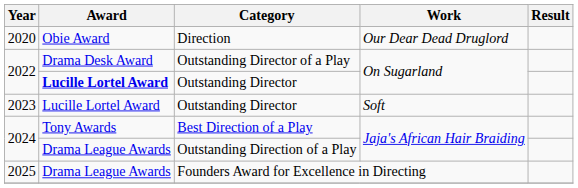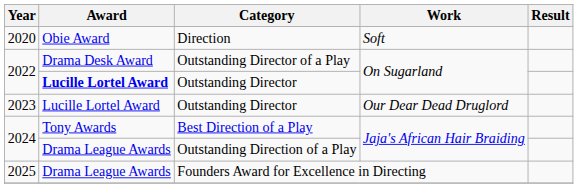(436, 37) Our Dear Dead Druglord -> (374, 37) Soft
(374, 104) Soft -> (436, 104) Our Dear Dead Druglord
